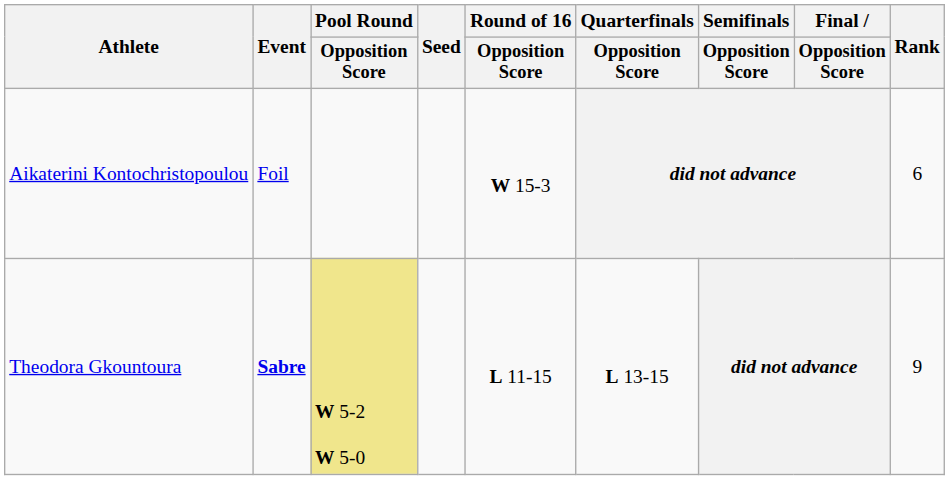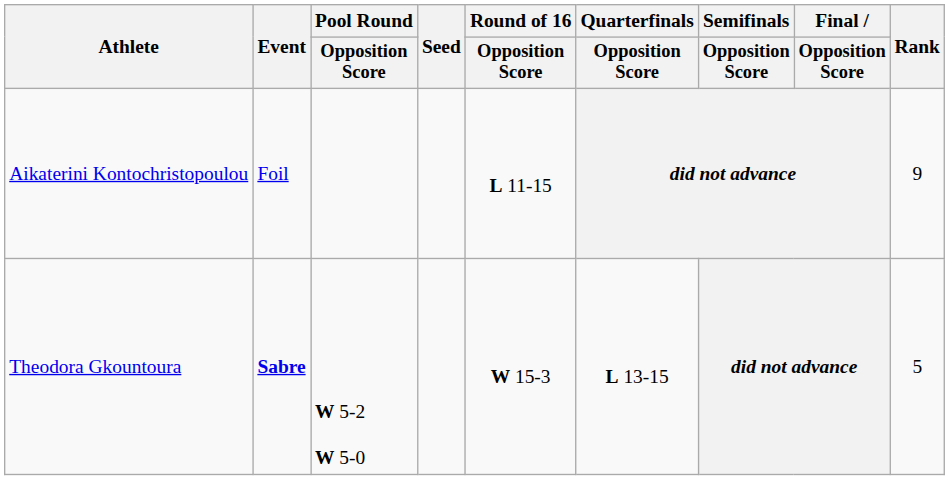(521, 185) W 15-3 -> (521, 185) L 11-15
(917, 173) 6 -> (917, 173) 9
(340, 435) khaki background -> (340, 435) no background
(521, 377) L 11-15 -> (521, 377) W 15-3
(917, 366) 9 -> (917, 366) 5
